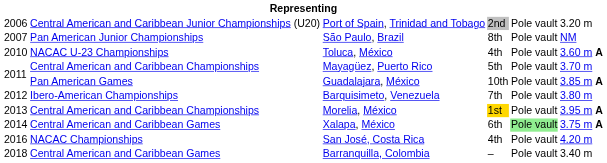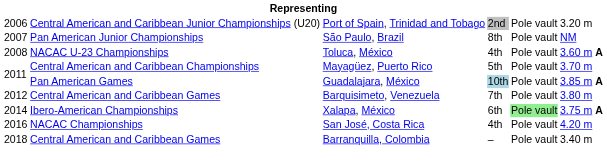(16, 52) 2010 -> (16, 52) 2008
(498, 81) no background -> (498, 81) lightblue background
(104, 96) Ibero-American Championships -> (125, 96) Central American and Caribbean Games
- row: (360, 110)
(125, 125) Central American and Caribbean Games -> (104, 110) Ibero-American Championships
